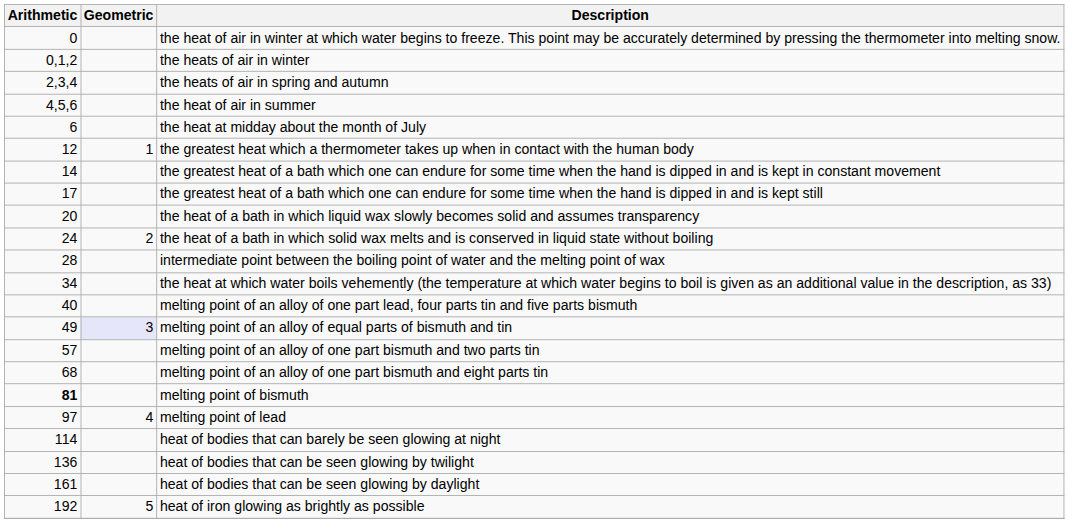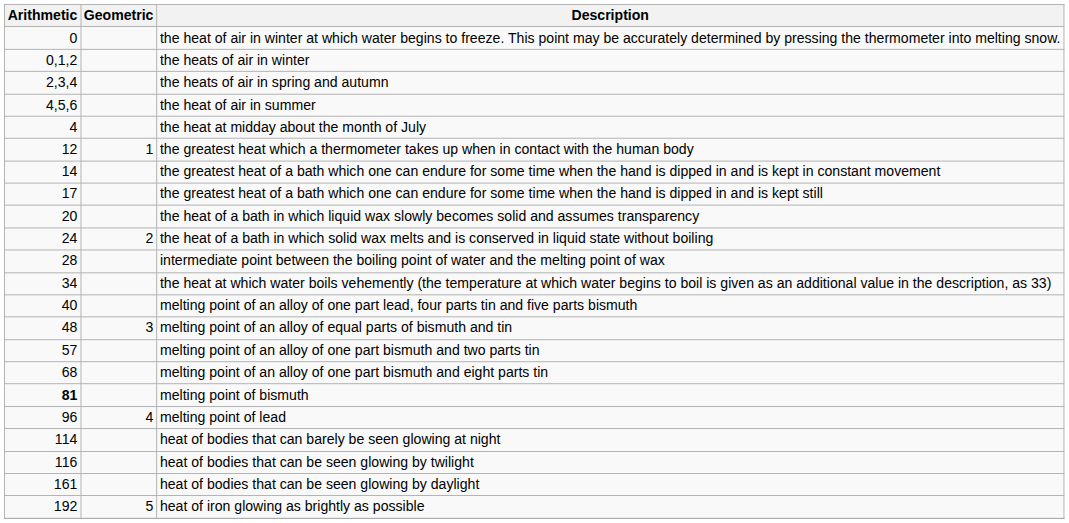(73, 127) 6 -> (73, 127) 4
(69, 328) 49 -> (69, 328) 48
(150, 328) lavender background -> (150, 328) no background
(69, 417) 97 -> (69, 417) 96
(66, 462) 136 -> (66, 462) 116
